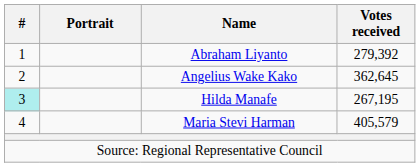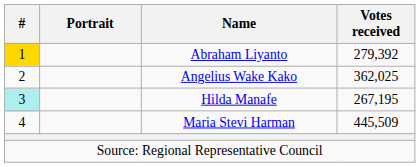(22, 54) no background -> (22, 54) gold background
(376, 77) 362,645 -> (376, 77) 362,025
(376, 122) 405,579 -> (376, 122) 445,509
